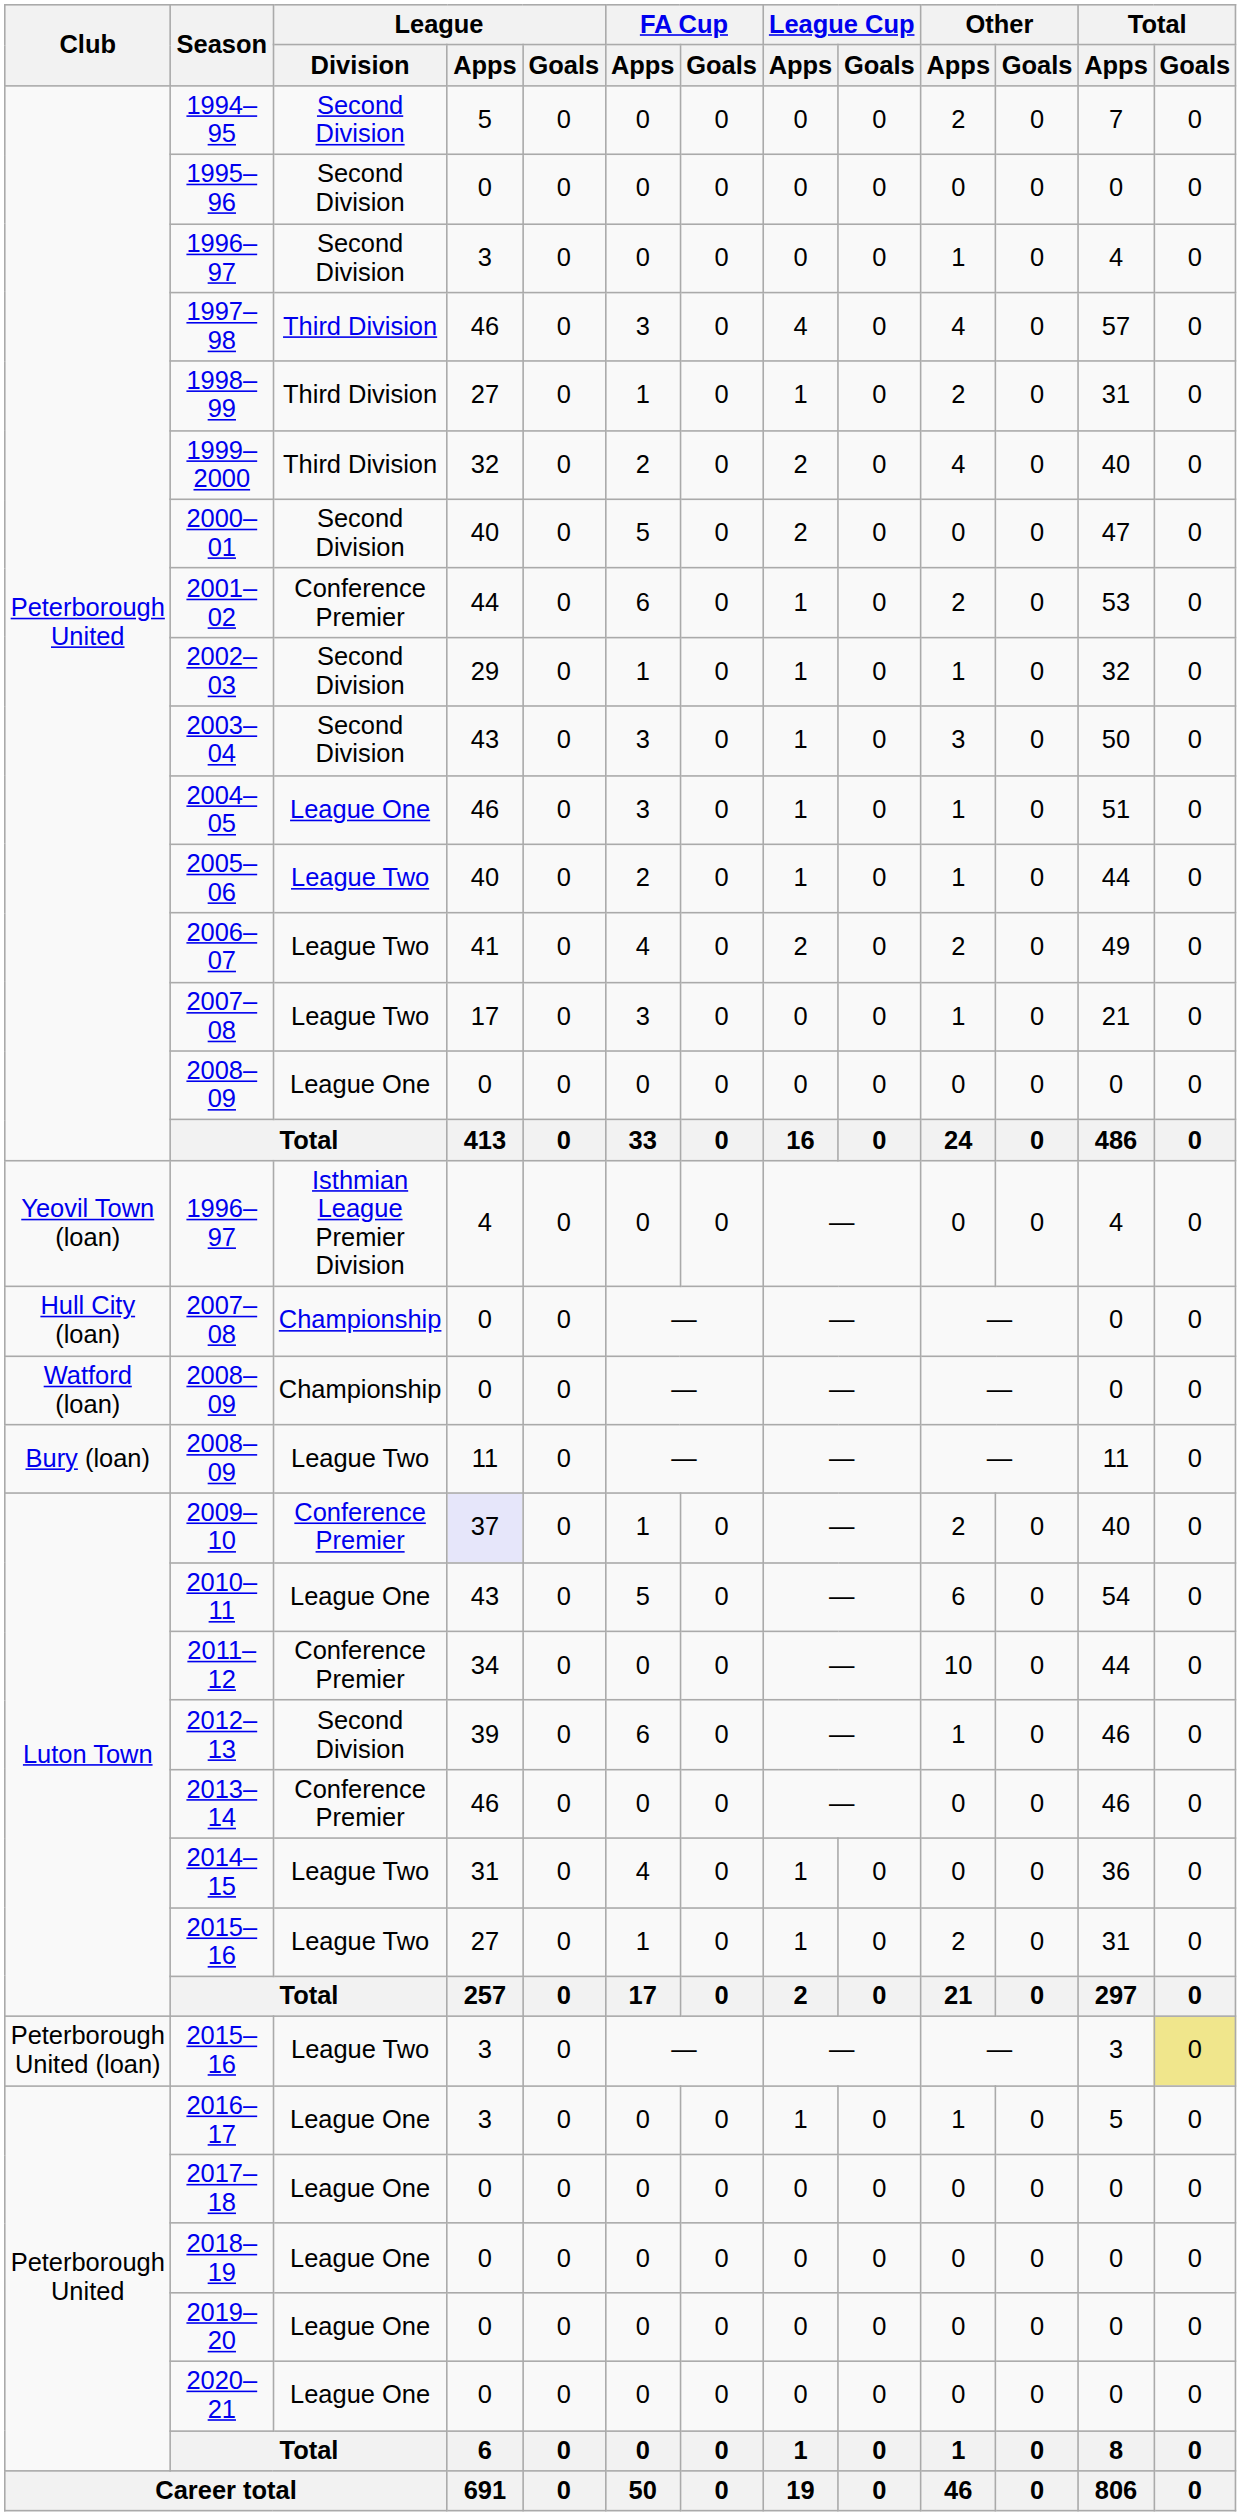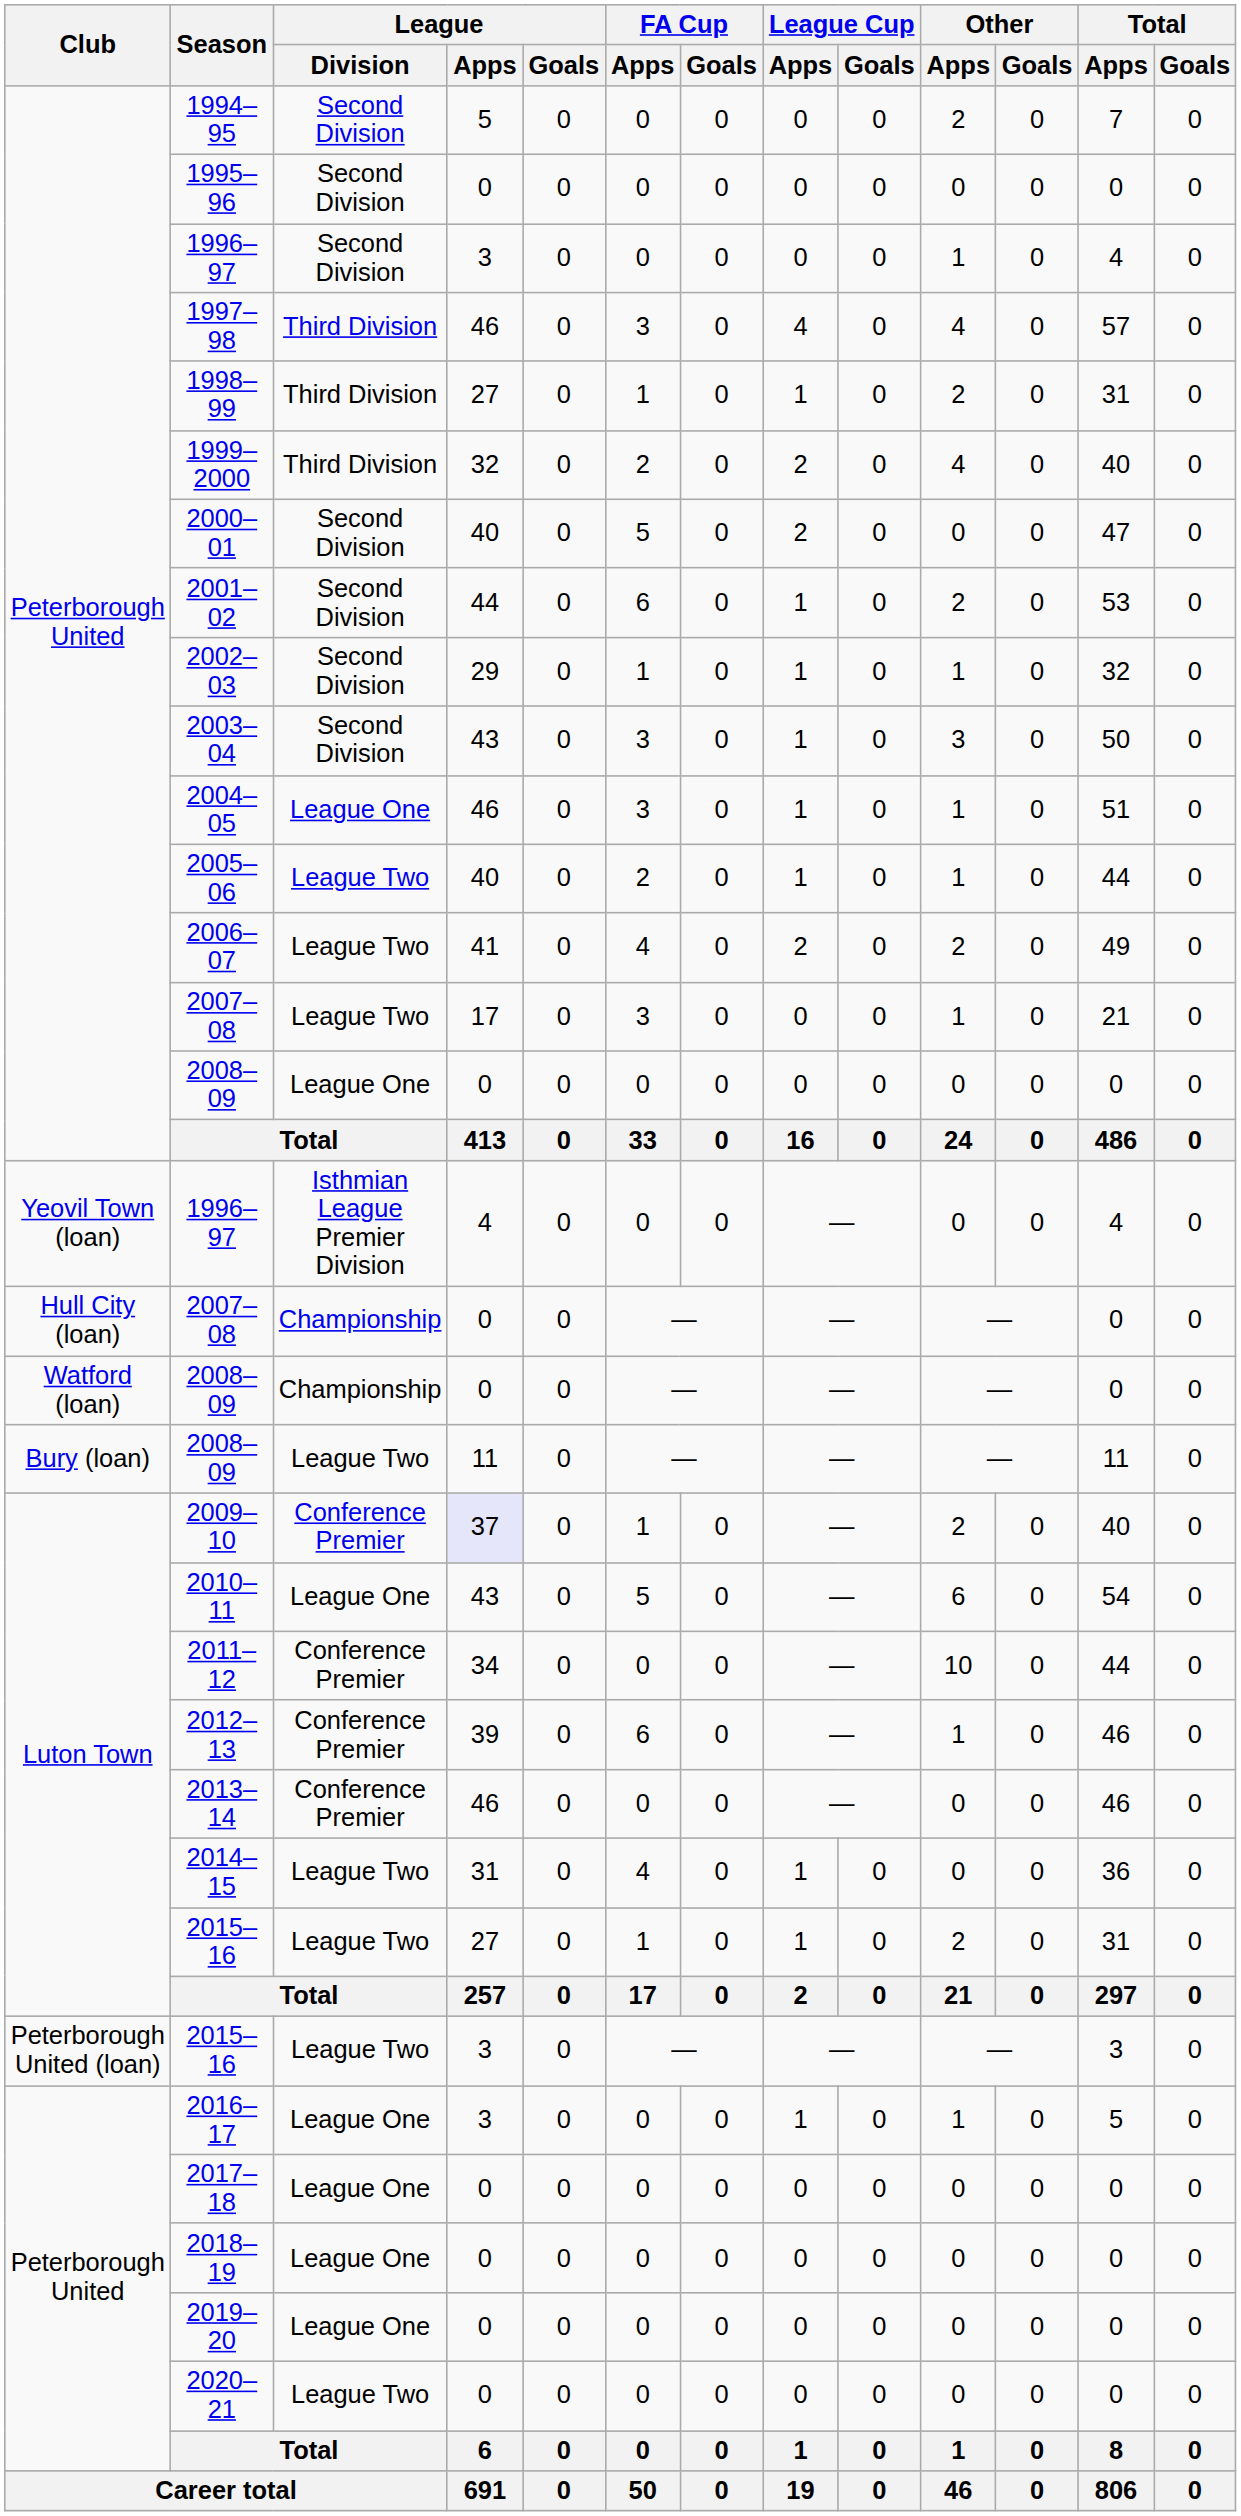(360, 602) Conference Premier -> (360, 602) Second Division
(360, 1734) Second Division -> (360, 1734) Conference Premier
(1195, 2050) khaki background -> (1195, 2050) no background
(360, 2395) League One -> (360, 2395) League Two
